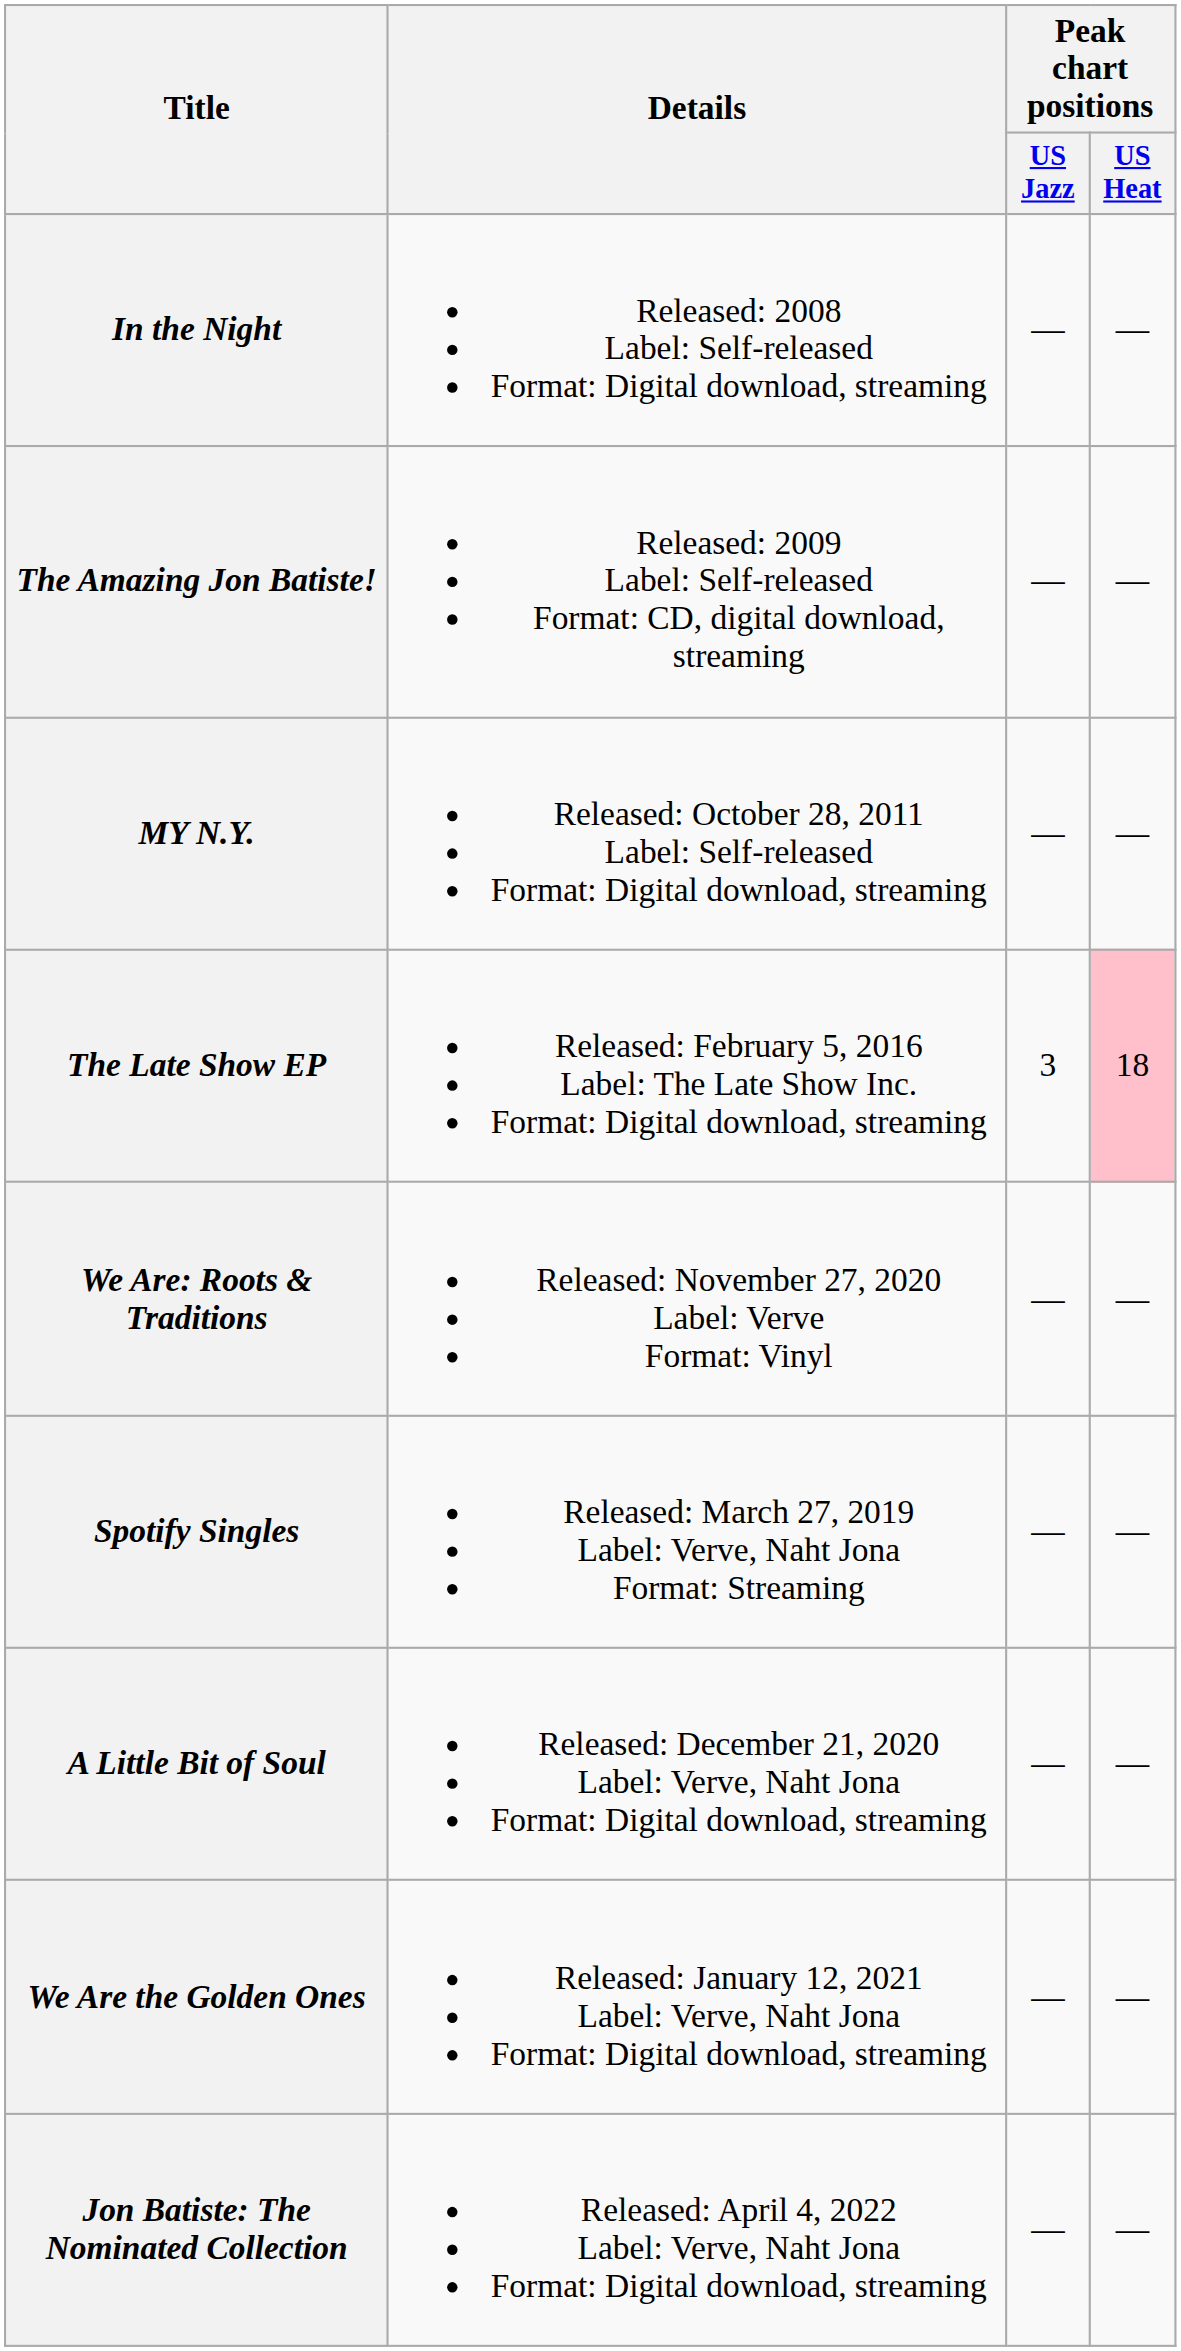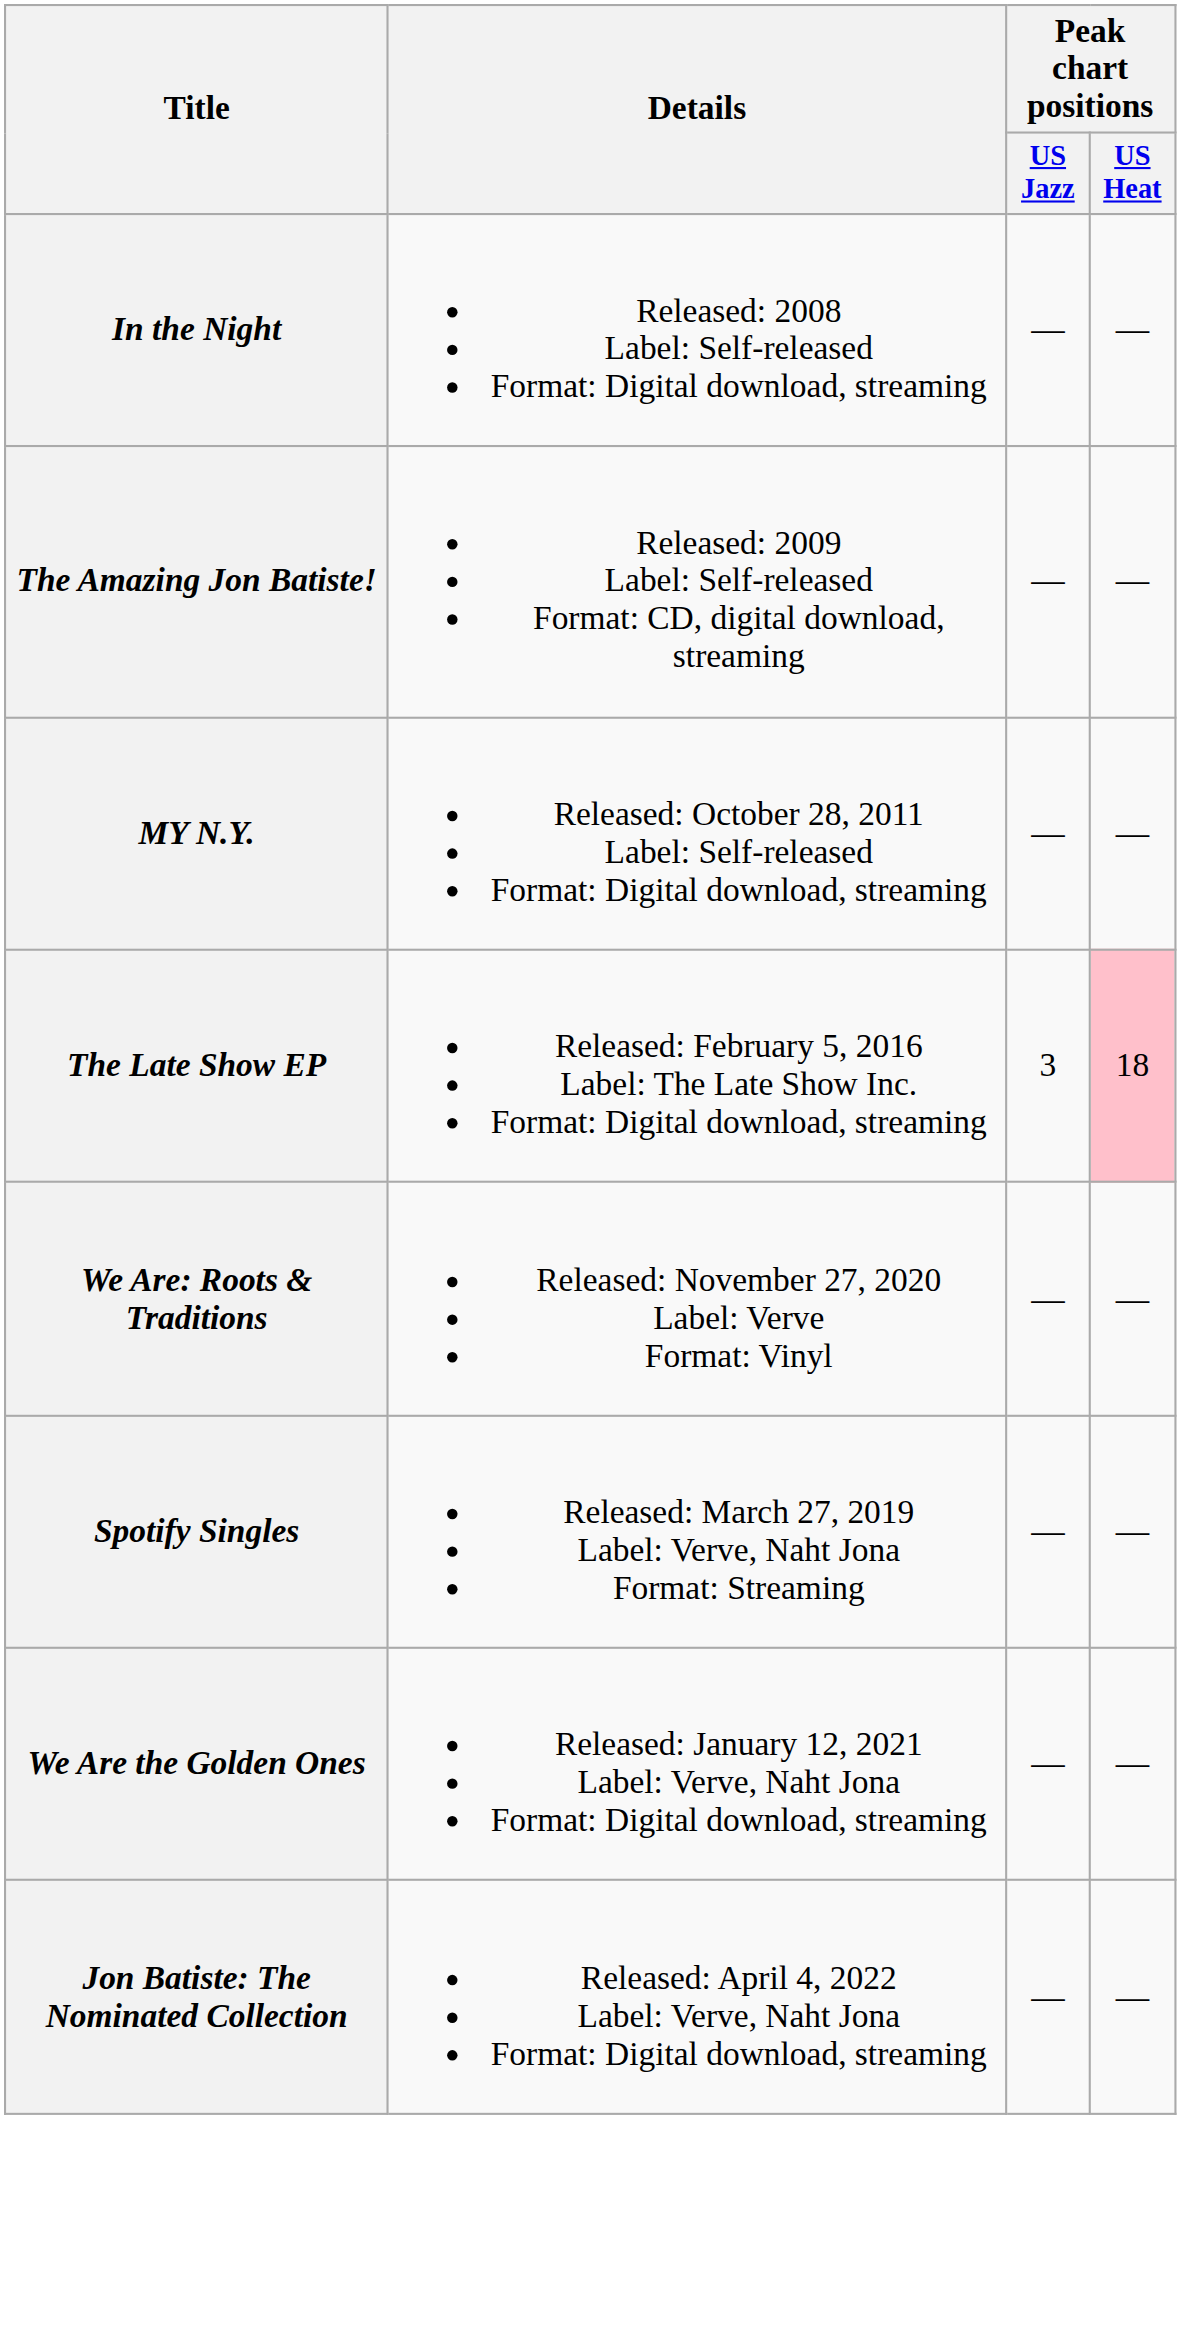- row: (197, 1763)
